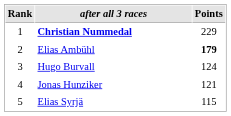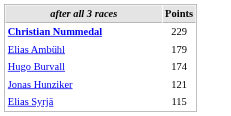- column: (20, 14)
(209, 49) bold -> (179, 49) normal
(209, 67) 124 -> (179, 67) 174
